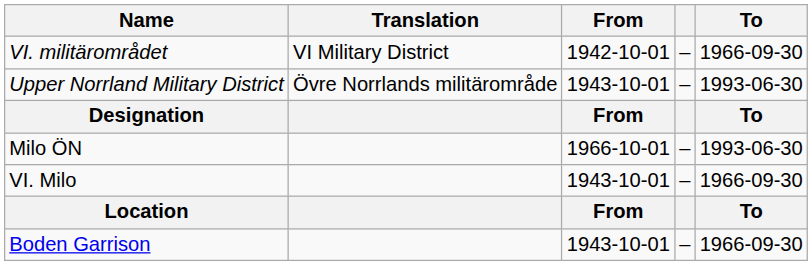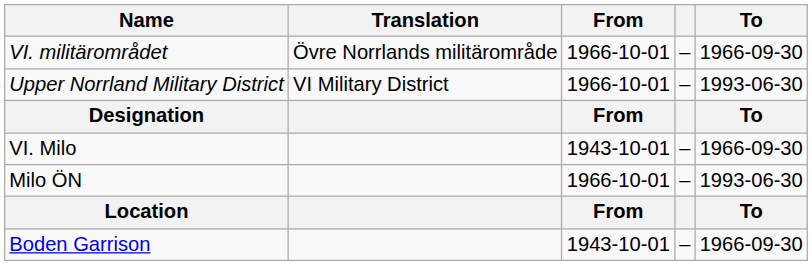(371, 52) VI Military District -> (425, 52) Övre Norrlands militärområde
(618, 52) 1942-10-01 -> (618, 52) 1966-10-01
(425, 84) Övre Norrlands militärområde -> (371, 84) VI Military District
(618, 84) 1943-10-01 -> (618, 84) 1966-10-01
rows swapped: (43, 180) <-> (46, 148)
